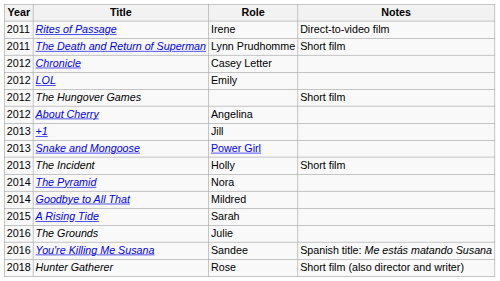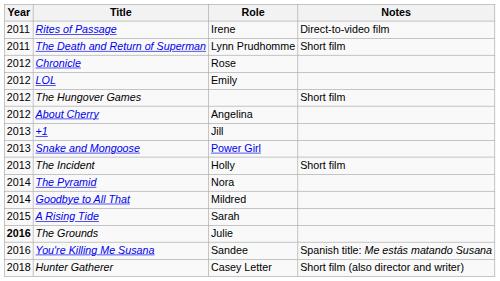(241, 64) Casey Letter -> (223, 64) Rose
(19, 234) normal -> (19, 234) bold
(223, 268) Rose -> (241, 268) Casey Letter
